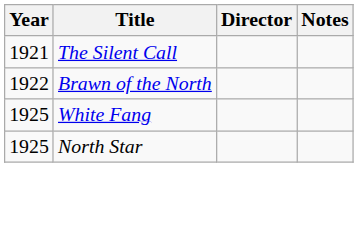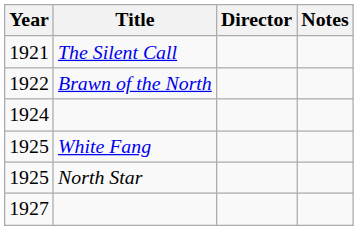+ row: (29, 114)
+ row: (29, 209)
